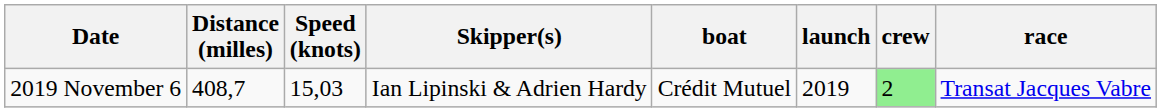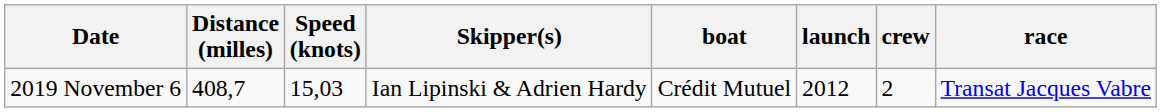(826, 87) 2019 -> (826, 87) 2012
(887, 87) lightgreen background -> (887, 87) no background
